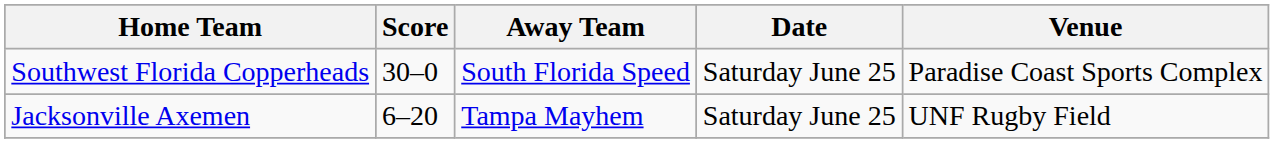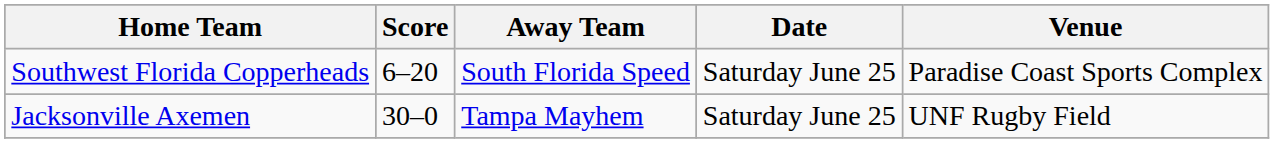(410, 71) 30–0 -> (410, 71) 6–20
(410, 115) 6–20 -> (410, 115) 30–0
